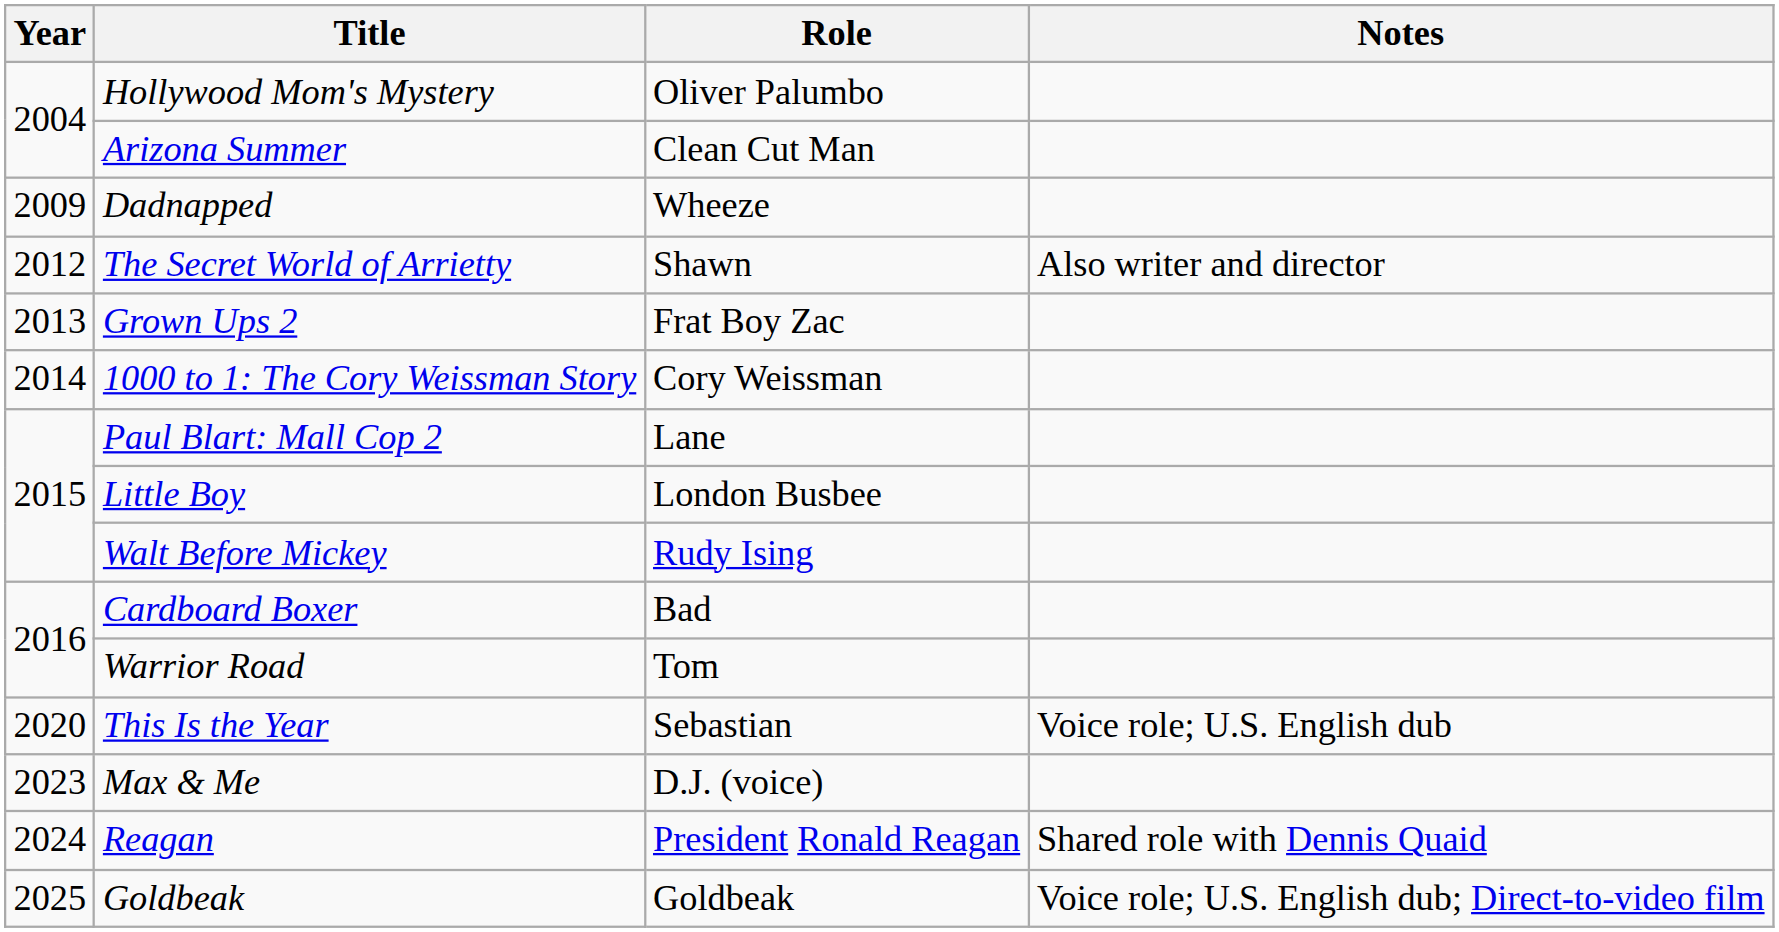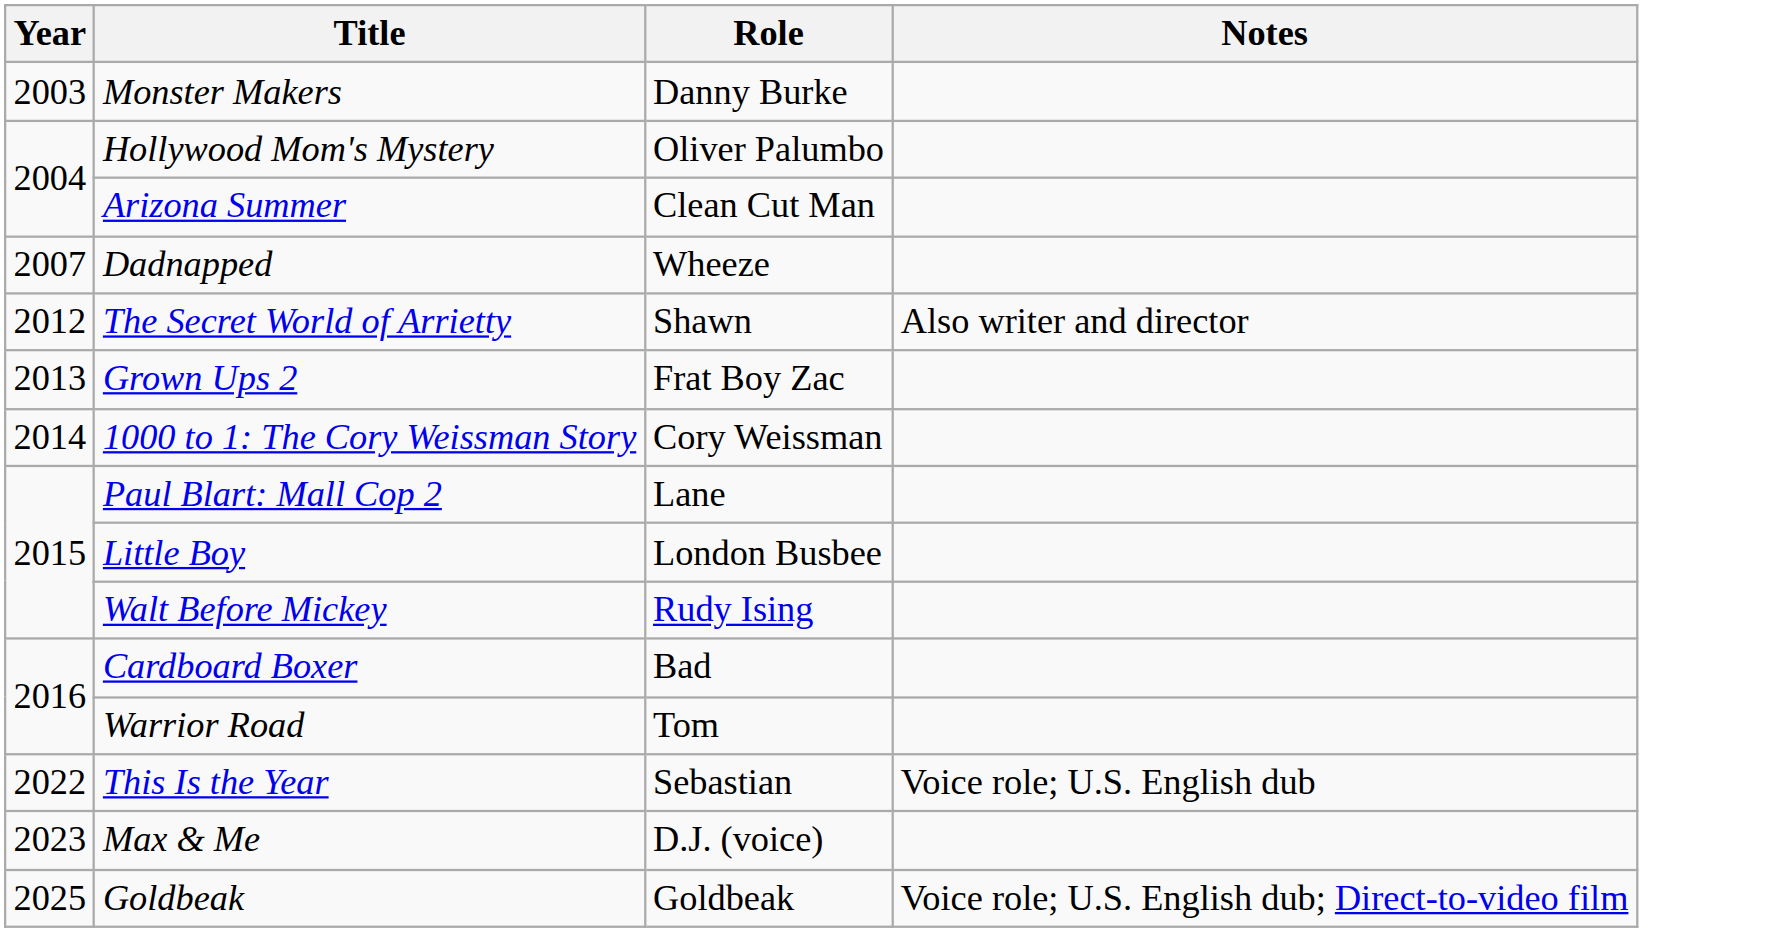+ row: (222, 90)
(50, 206) 2009 -> (50, 263) 2007
(50, 724) 2020 -> (50, 782) 2022
- row: (158, 839)
